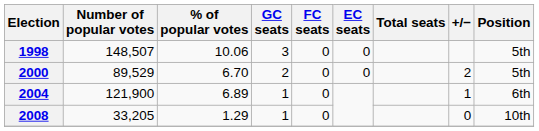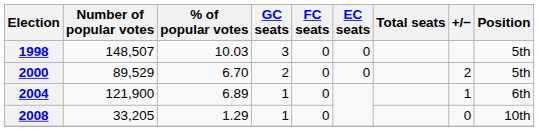(232, 51) 10.06 -> (232, 51) 10.03
